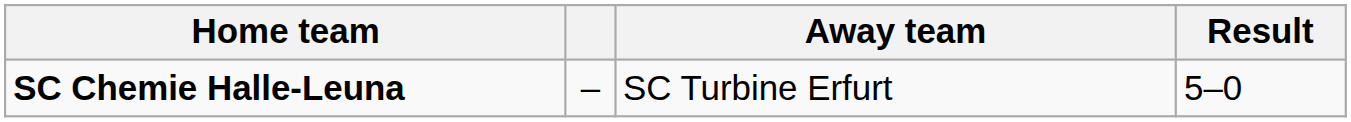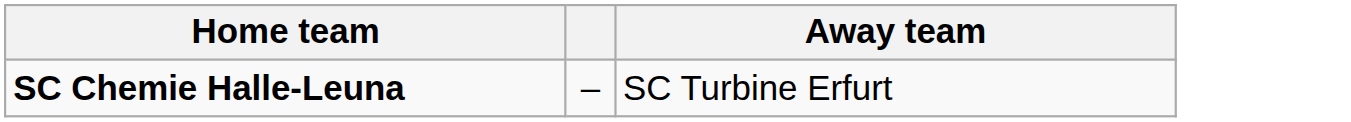- column: (1260, 32)
